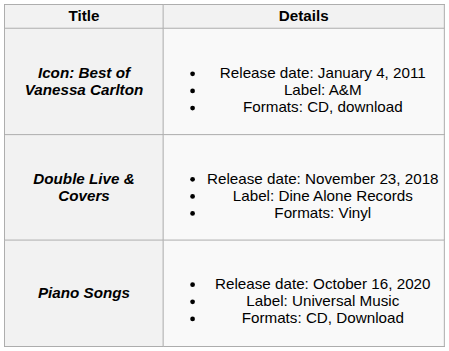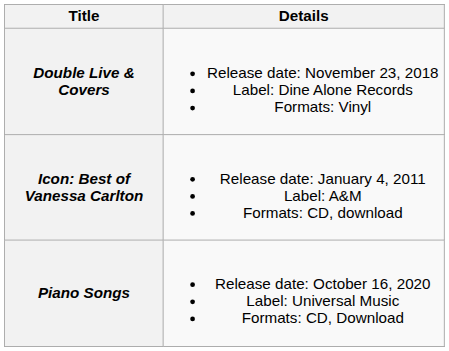rows swapped: (84, 81) <-> (84, 187)
